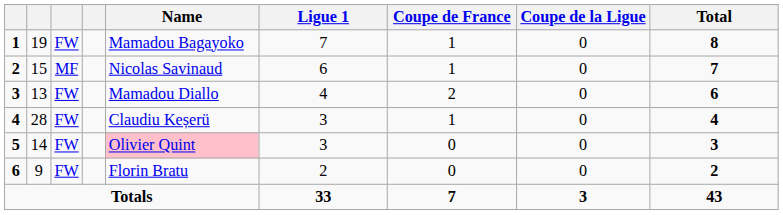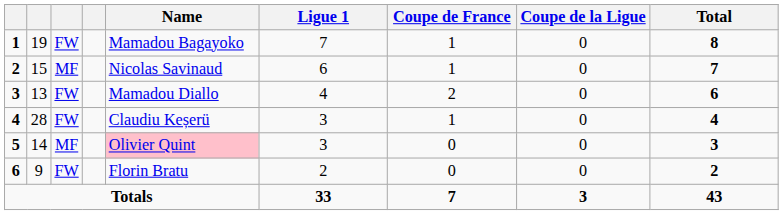(67, 145) FW -> (67, 145) MF
